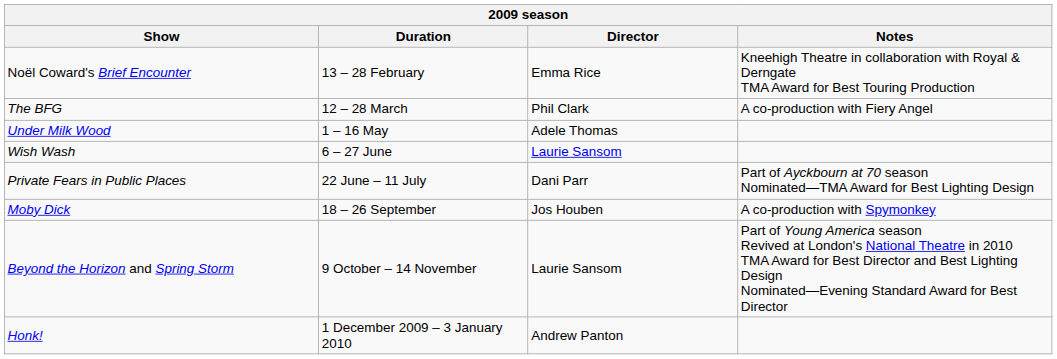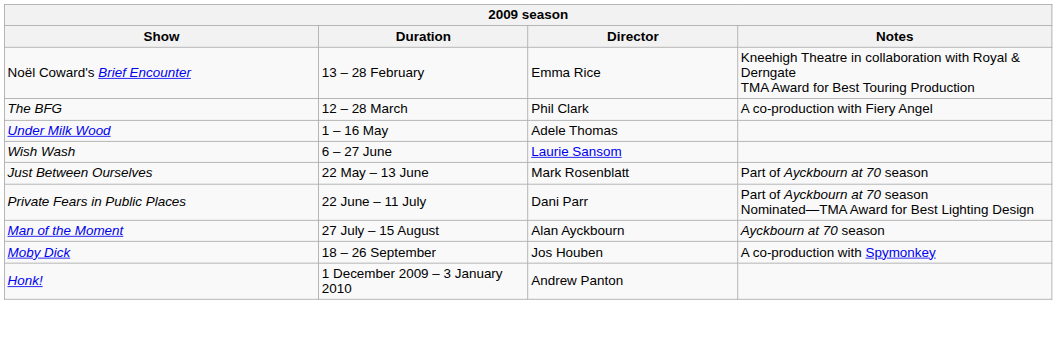+ row: (80, 173)
+ row: (65, 231)
- row: (121, 268)
